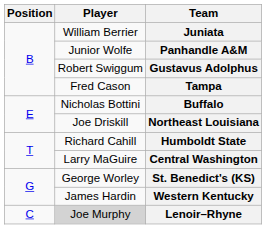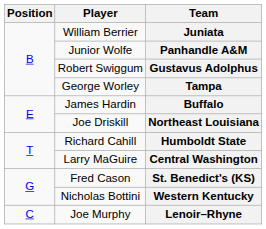(100, 86) Fred Cason -> (100, 86) George Worley
(100, 104) Nicholas Bottini -> (100, 104) James Hardin
(100, 178) George Worley -> (100, 178) Fred Cason
(100, 196) James Hardin -> (100, 196) Nicholas Bottini
(100, 214) lightgrey background -> (100, 214) no background
